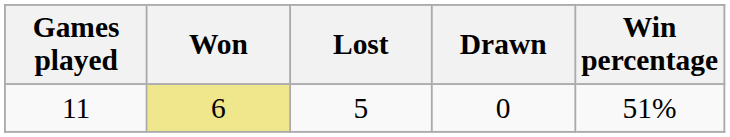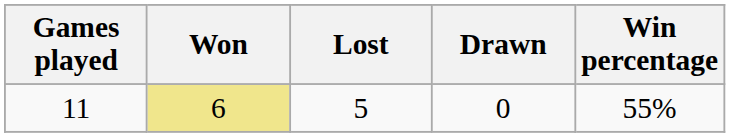(650, 107) 51% -> (650, 107) 55%
